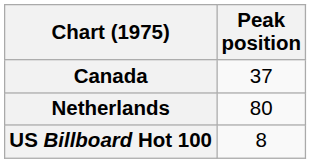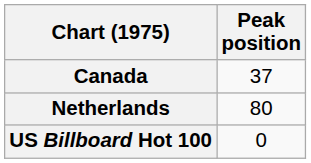(261, 141) 8 -> (261, 141) 0
